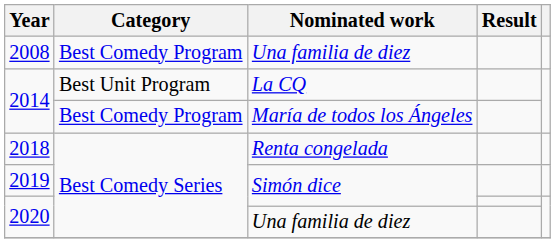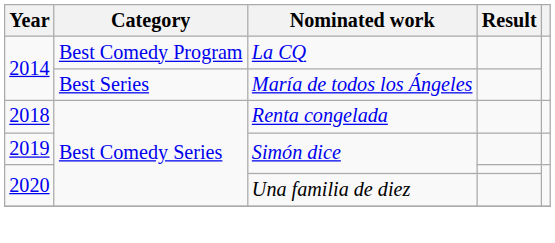- row: (29, 52)
(134, 84) Best Unit Program -> (151, 52) Best Comedy Program
(151, 116) Best Comedy Program -> (104, 84) Best Series
